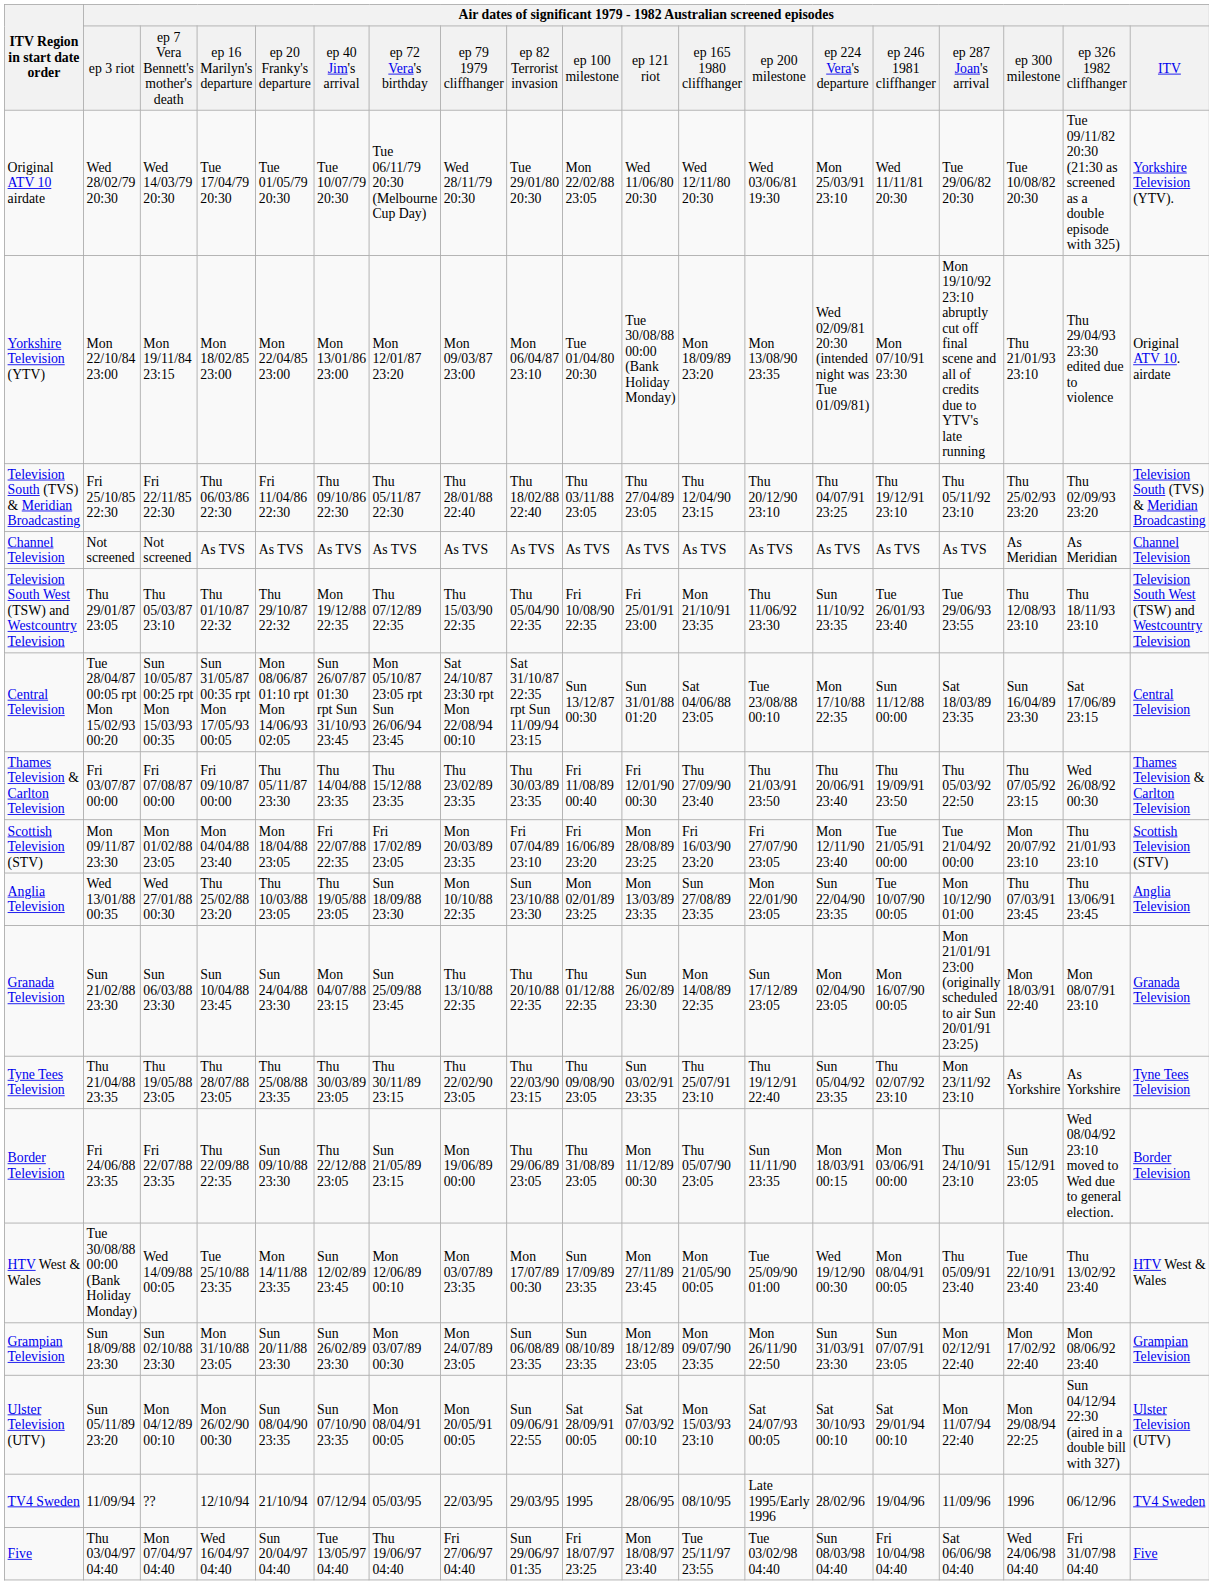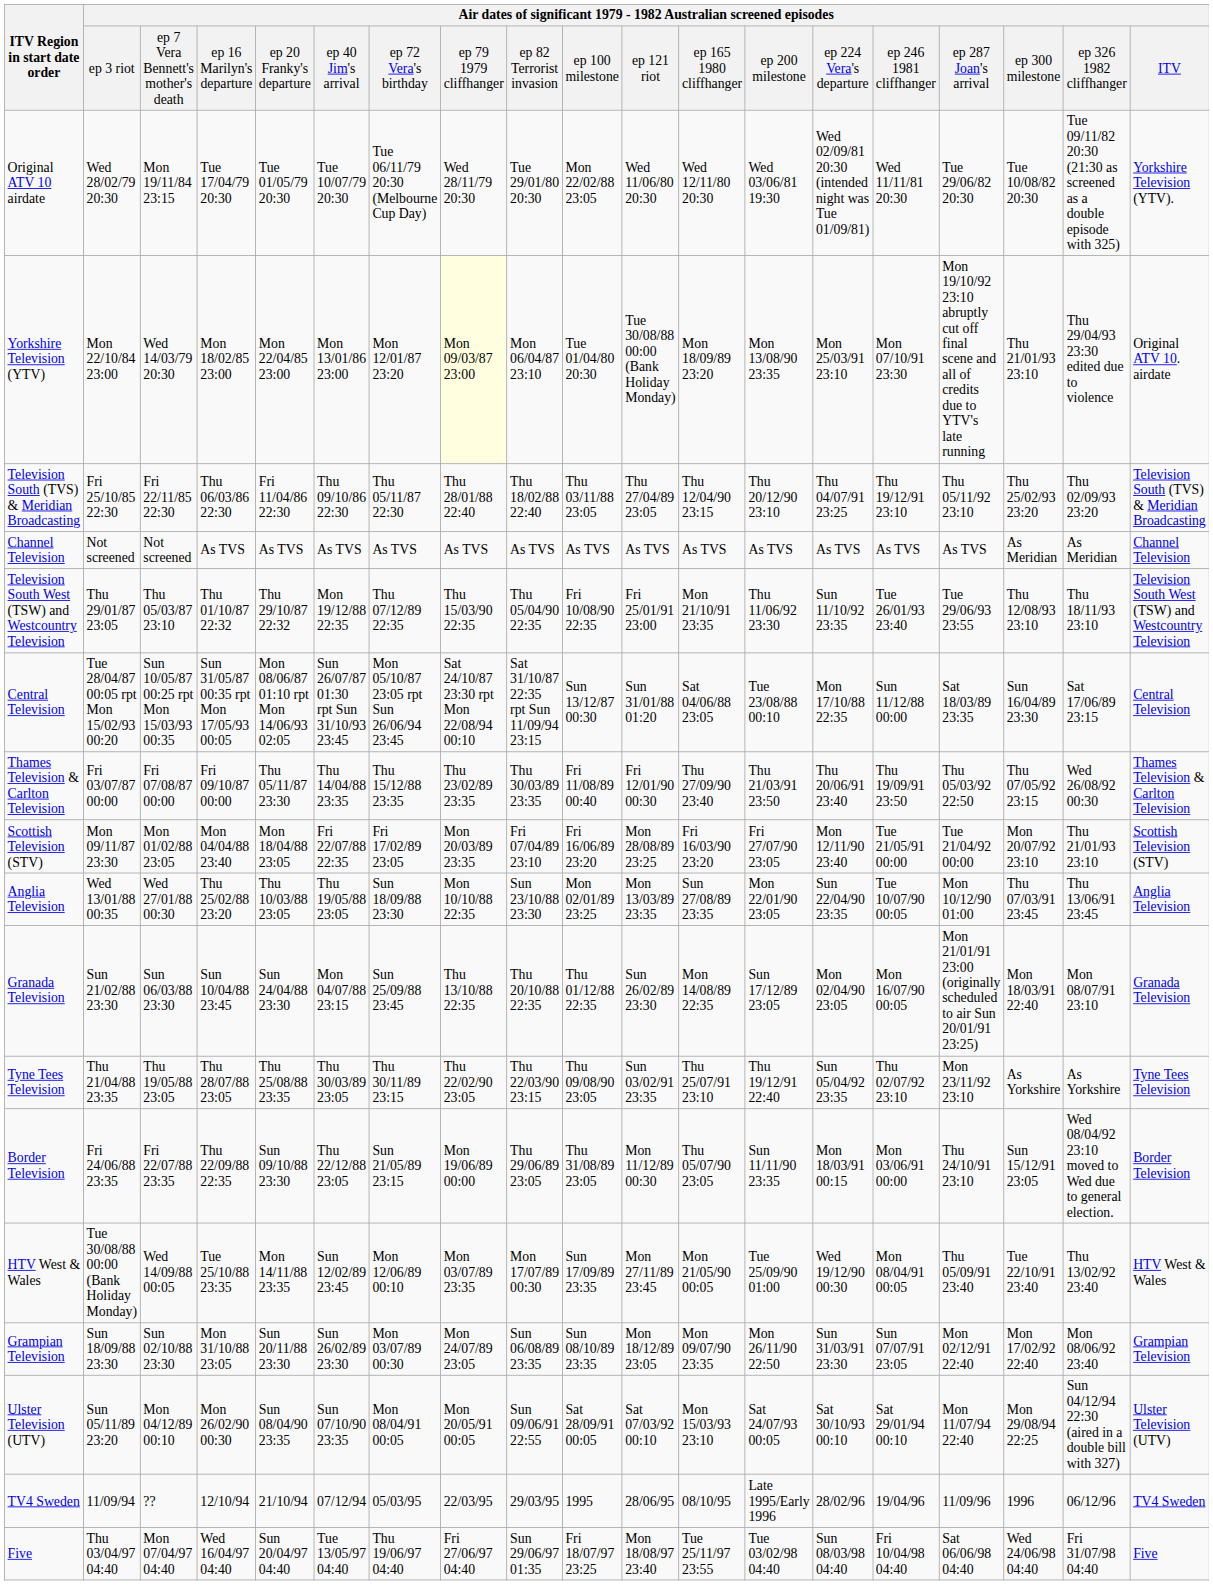(168, 182) Wed 14/03/79 20:30 -> (168, 182) Mon 19/11/84 23:15
(840, 182) Mon 25/03/91 23:10 -> (843, 182) Wed 02/09/81 20:30 (intended night was Tue 01/09/81)
(168, 359) Mon 19/11/84 23:15 -> (168, 359) Wed 14/03/79 20:30
(468, 359) no background -> (468, 359) lightyellow background
(843, 359) Wed 02/09/81 20:30 (intended night was Tue 01/09/81) -> (840, 359) Mon 25/03/91 23:10
